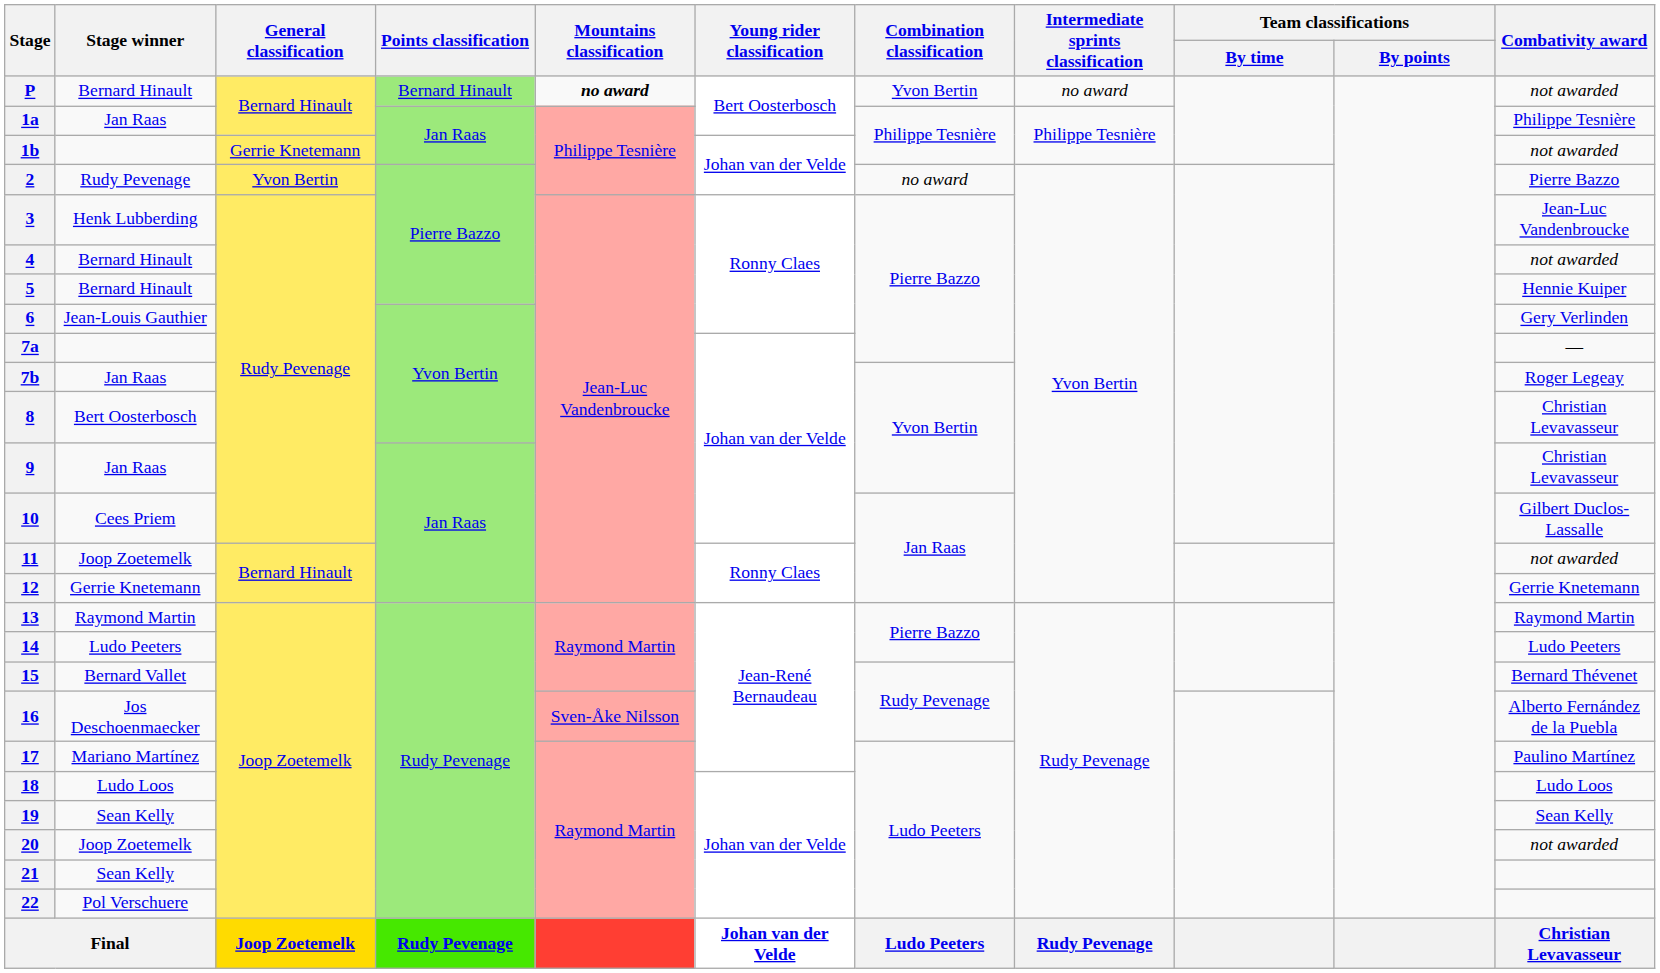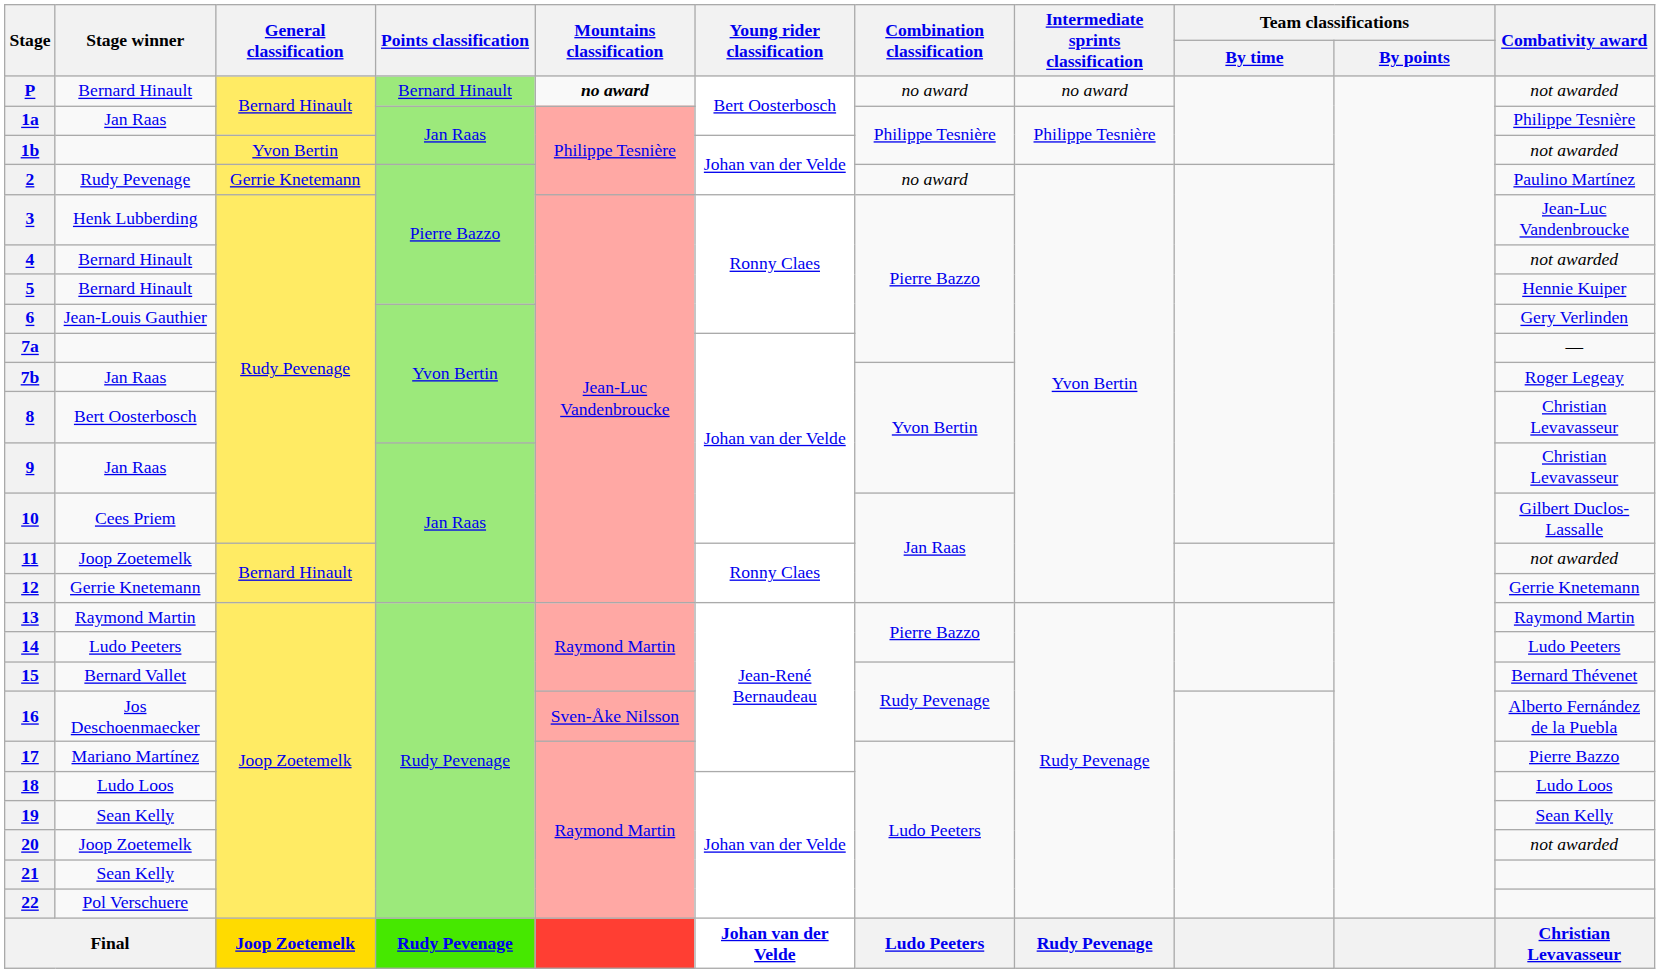(935, 91) Yvon Bertin -> (935, 91) no award
(295, 150) Gerrie Knetemann -> (295, 150) Yvon Bertin
(295, 179) Yvon Bertin -> (295, 179) Gerrie Knetemann
(1574, 179) Pierre Bazzo -> (1574, 179) Paulino Martínez
(1574, 756) Paulino Martínez -> (1574, 756) Pierre Bazzo
